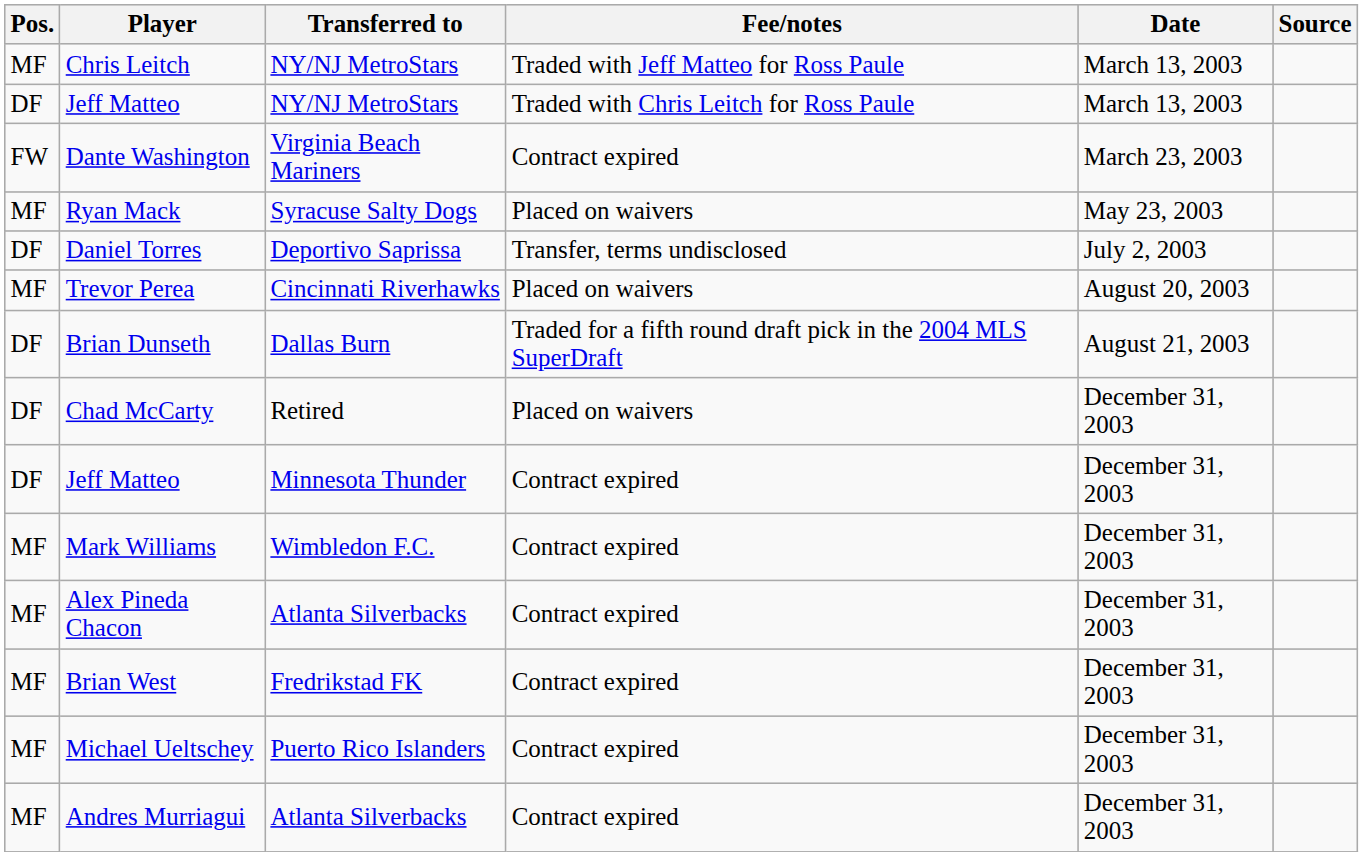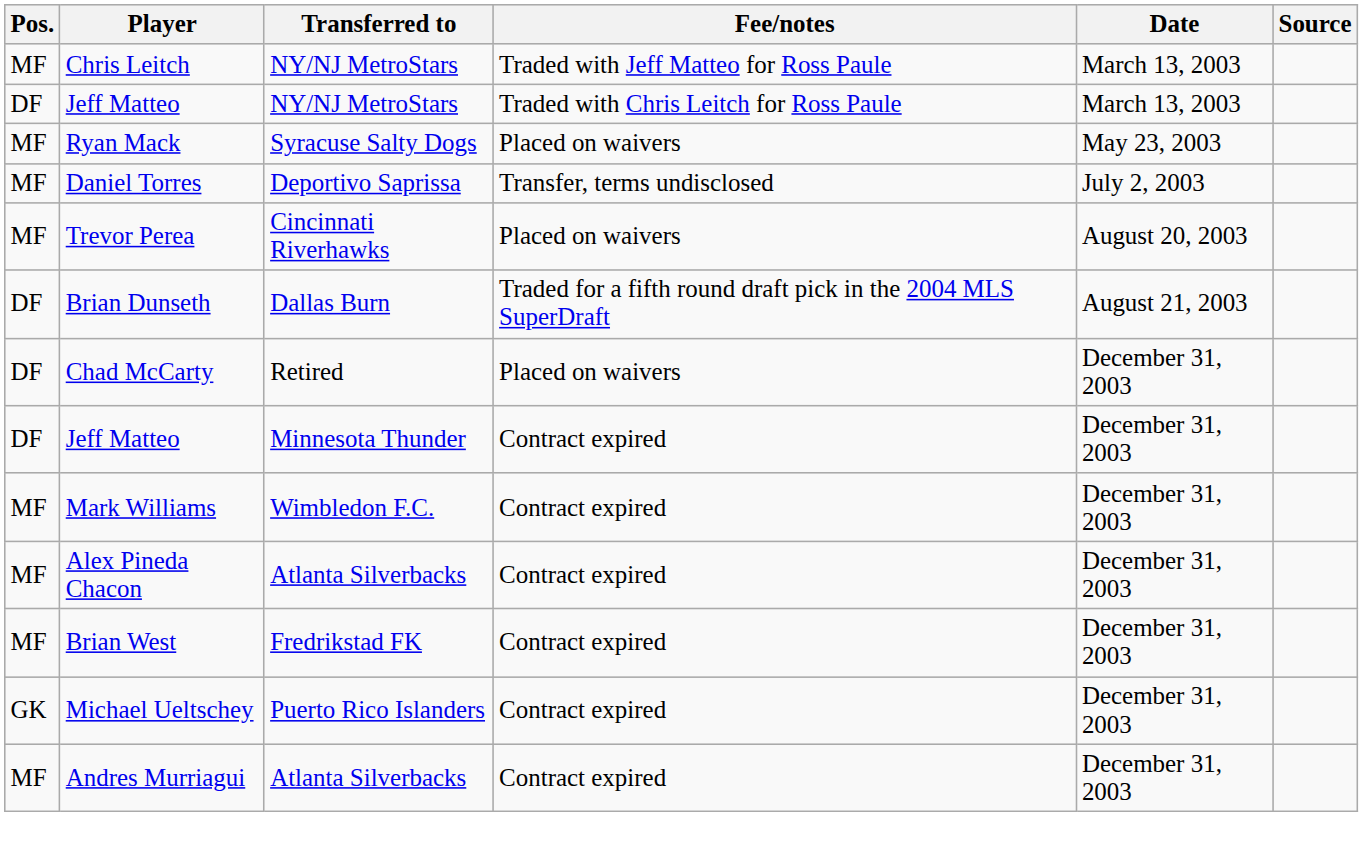- row: (158, 157)
(26, 250) DF -> (29, 182) MF
(29, 749) MF -> (29, 709) GK
